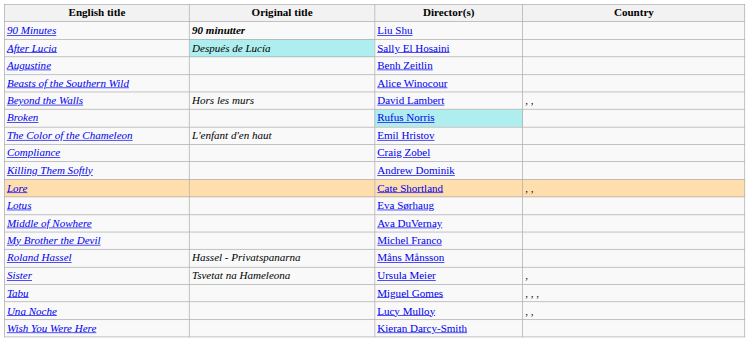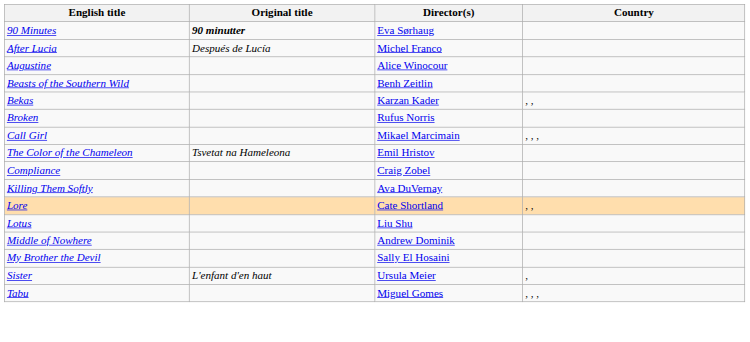(395, 30) Liu Shu -> (406, 30) Eva Sørhaug
(231, 48) paleturquoise background -> (231, 48) no background
(413, 48) Sally El Hosaini -> (410, 48) Michel Franco
(405, 65) Benh Zeitlin -> (412, 65) Alice Winocour
(412, 83) Alice Winocour -> (405, 83) Benh Zeitlin
+ row: (20, 100)
- row: (45, 100)
(406, 118) paleturquoise background -> (406, 118) no background
+ row: (27, 135)
(232, 135) L'enfant d'en haut -> (241, 153) Tsvetat na Hameleona
(416, 170) Andrew Dominik -> (410, 188) Ava DuVernay
(406, 205) Eva Sørhaug -> (395, 223) Liu Shu
(410, 223) Ava DuVernay -> (416, 240) Andrew Dominik
(410, 240) Michel Franco -> (413, 258) Sally El Hosaini
- row: (39, 258)
(241, 275) Tsvetat na Hameleona -> (232, 275) L'enfant d'en haut
- row: (32, 310)
- row: (52, 328)
